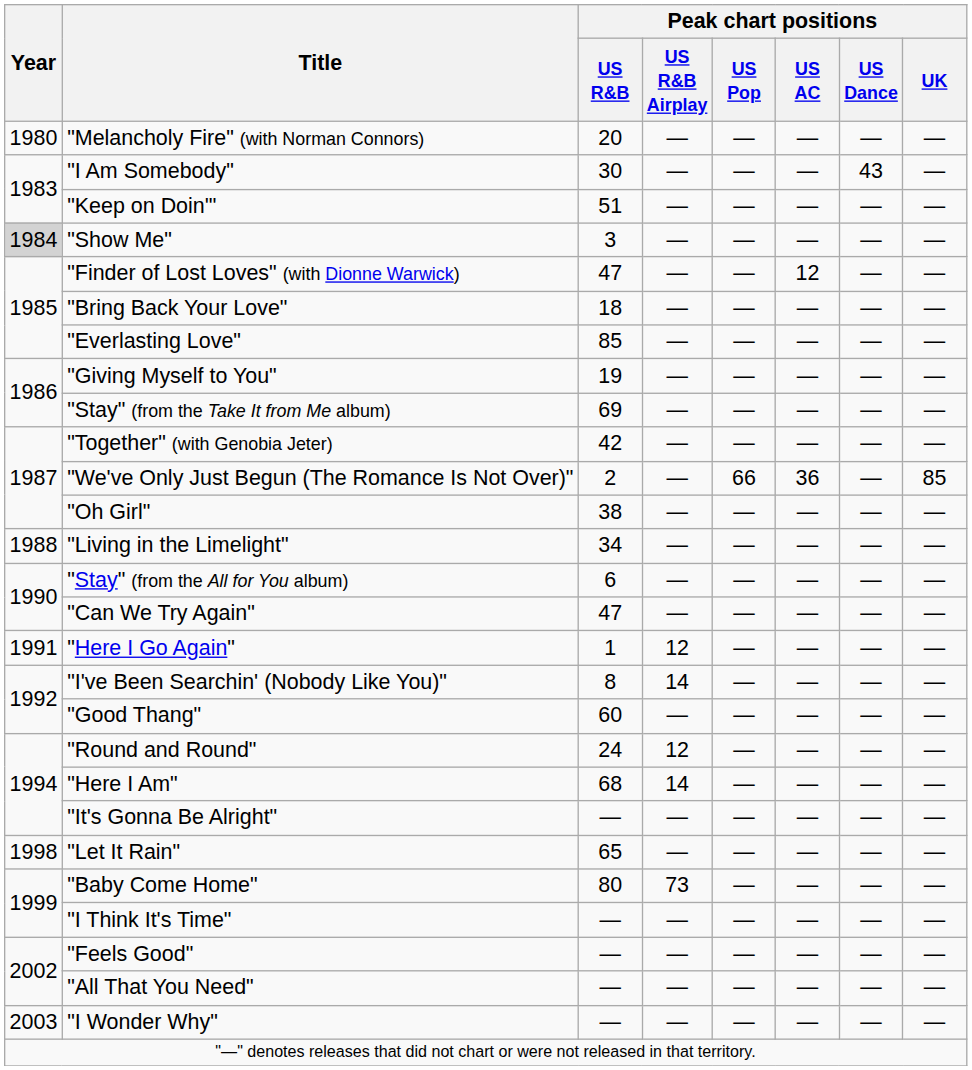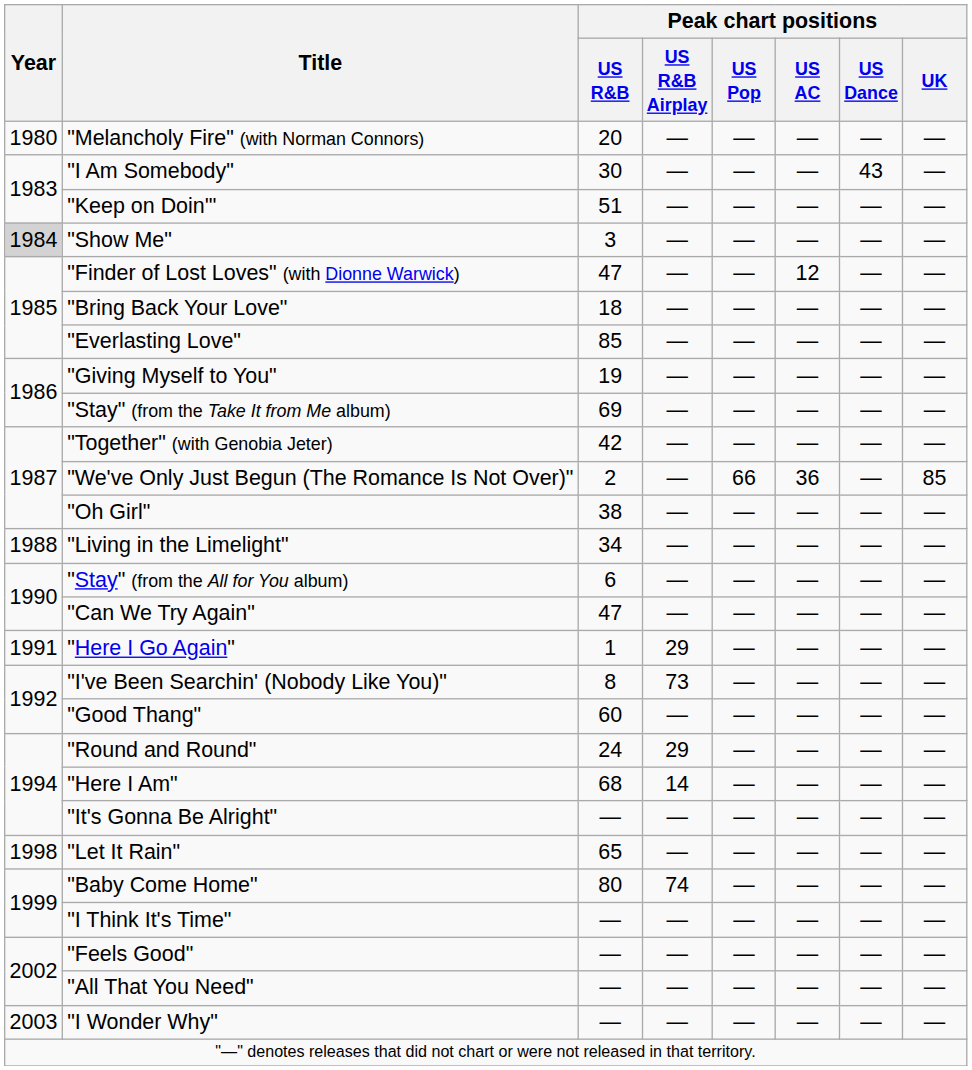(677, 647) 12 -> (677, 647) 29
(677, 681) 14 -> (677, 681) 73
(677, 749) 12 -> (677, 749) 29
(677, 885) 73 -> (677, 885) 74
